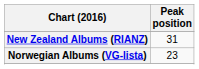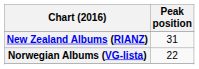(172, 55) 23 -> (172, 55) 22
